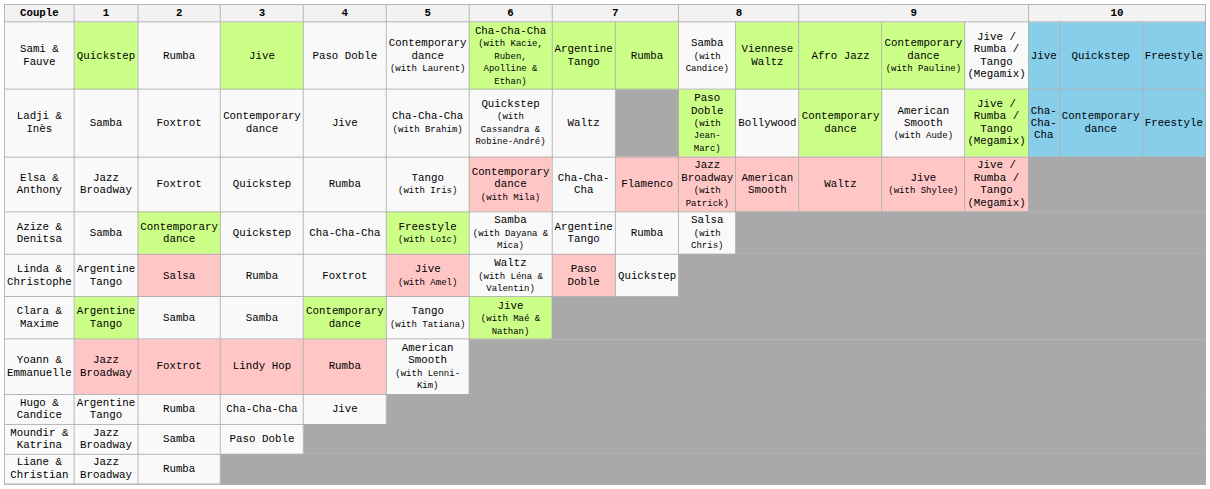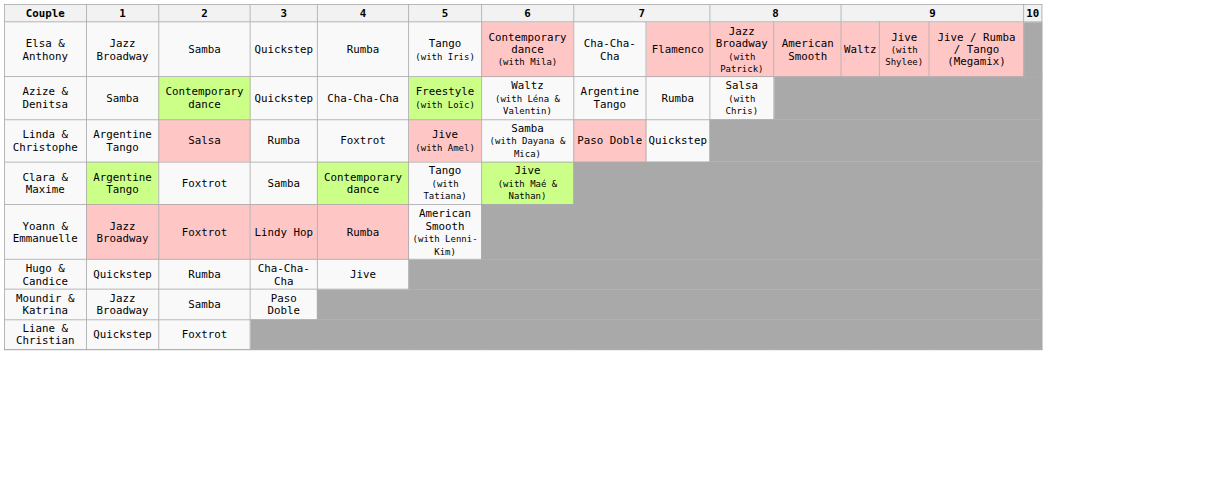- row: (39, 56)
- row: (39, 123)
(179, 184) Foxtrot -> (205, 49) Samba
(511, 233) Samba (with Dayana & Mica) -> (527, 98) Waltz (with Léna & Valentin)
(511, 275) Waltz (with Léna & Valentin) -> (527, 141) Samba (with Dayana & Mica)
(179, 318) Samba -> (205, 183) Foxtrot
(106, 409) Argentine Tango -> (122, 274) Quickstep
(106, 469) Jazz Broadway -> (122, 334) Quickstep
(179, 469) Rumba -> (205, 334) Foxtrot
